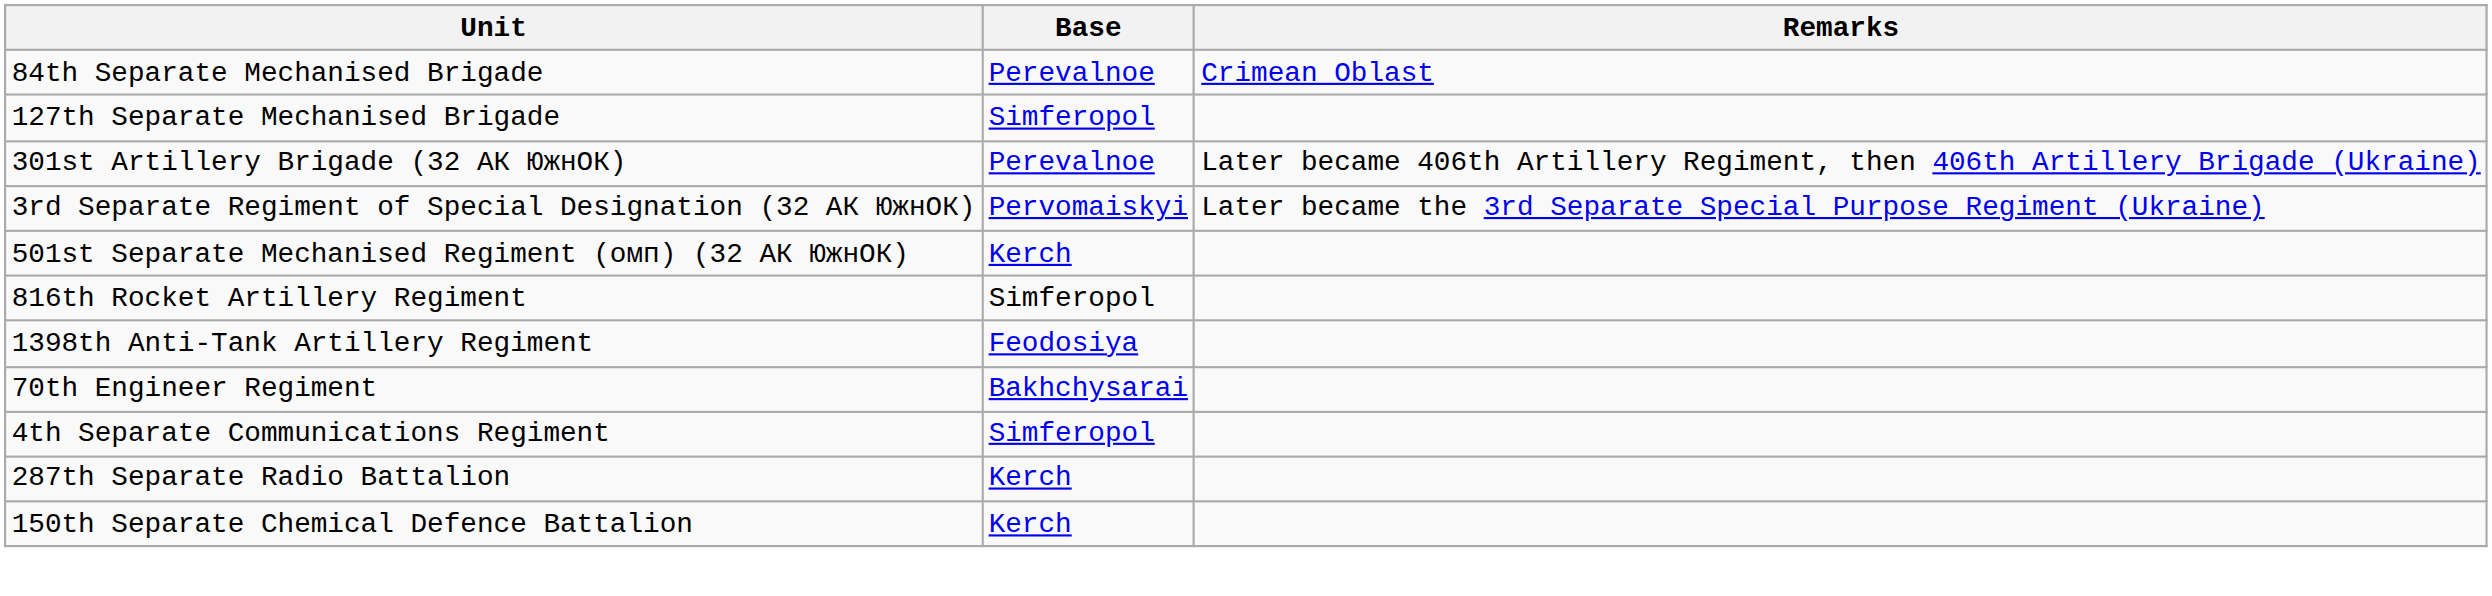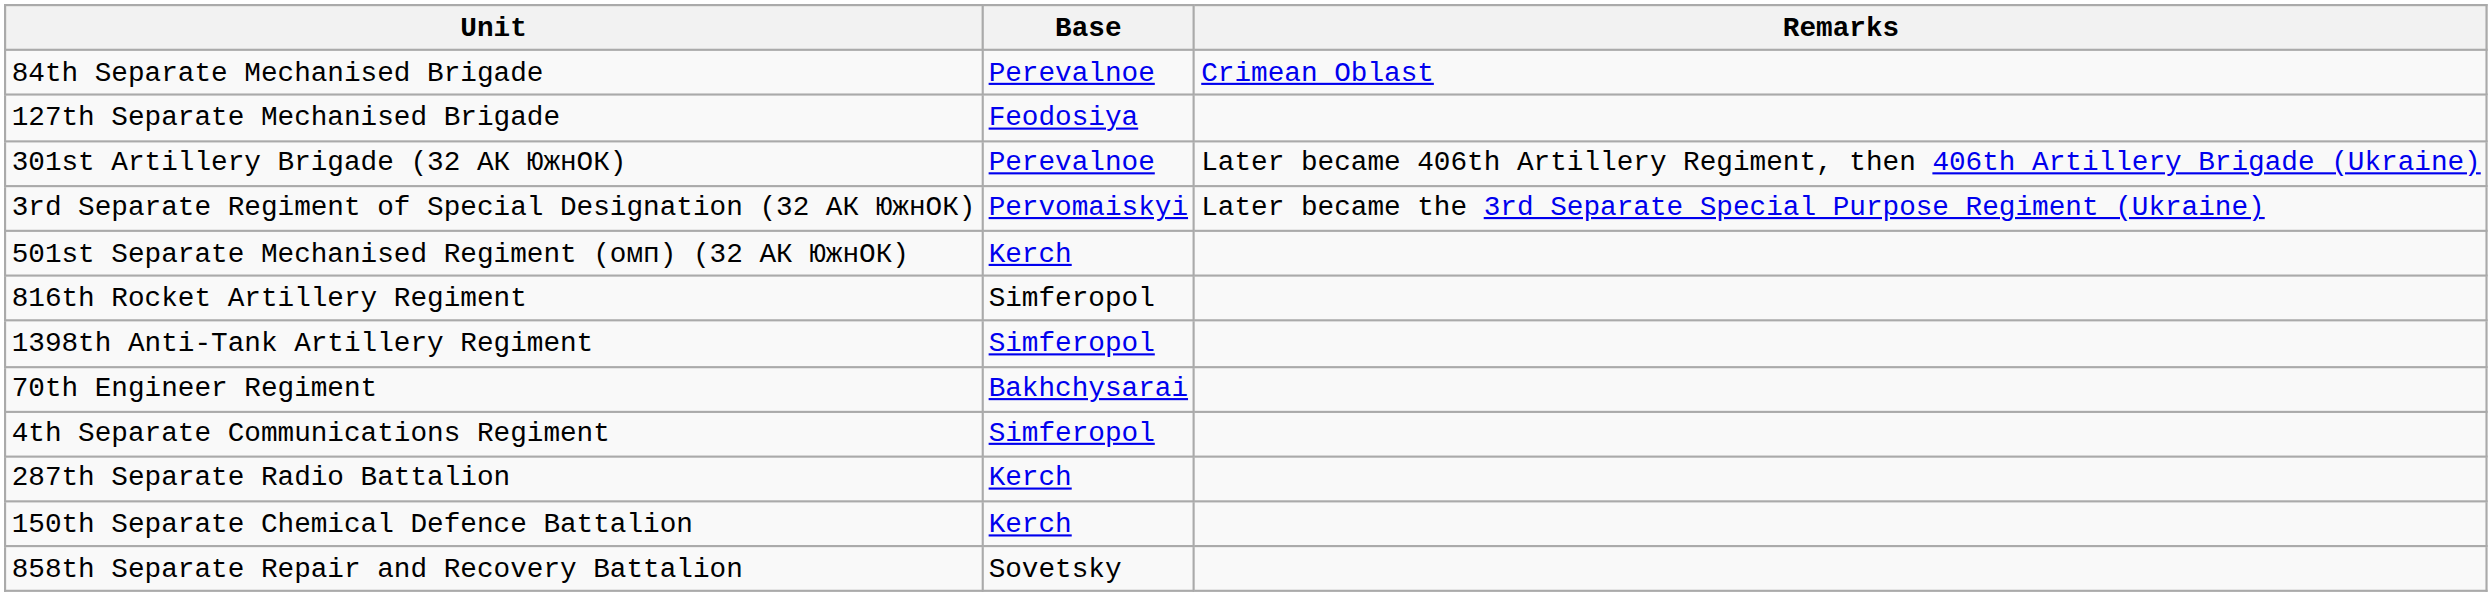(1072, 118) Simferopol -> (1063, 118) Feodosiya
(1063, 344) Feodosiya -> (1072, 344) Simferopol
+ row: (377, 569)
